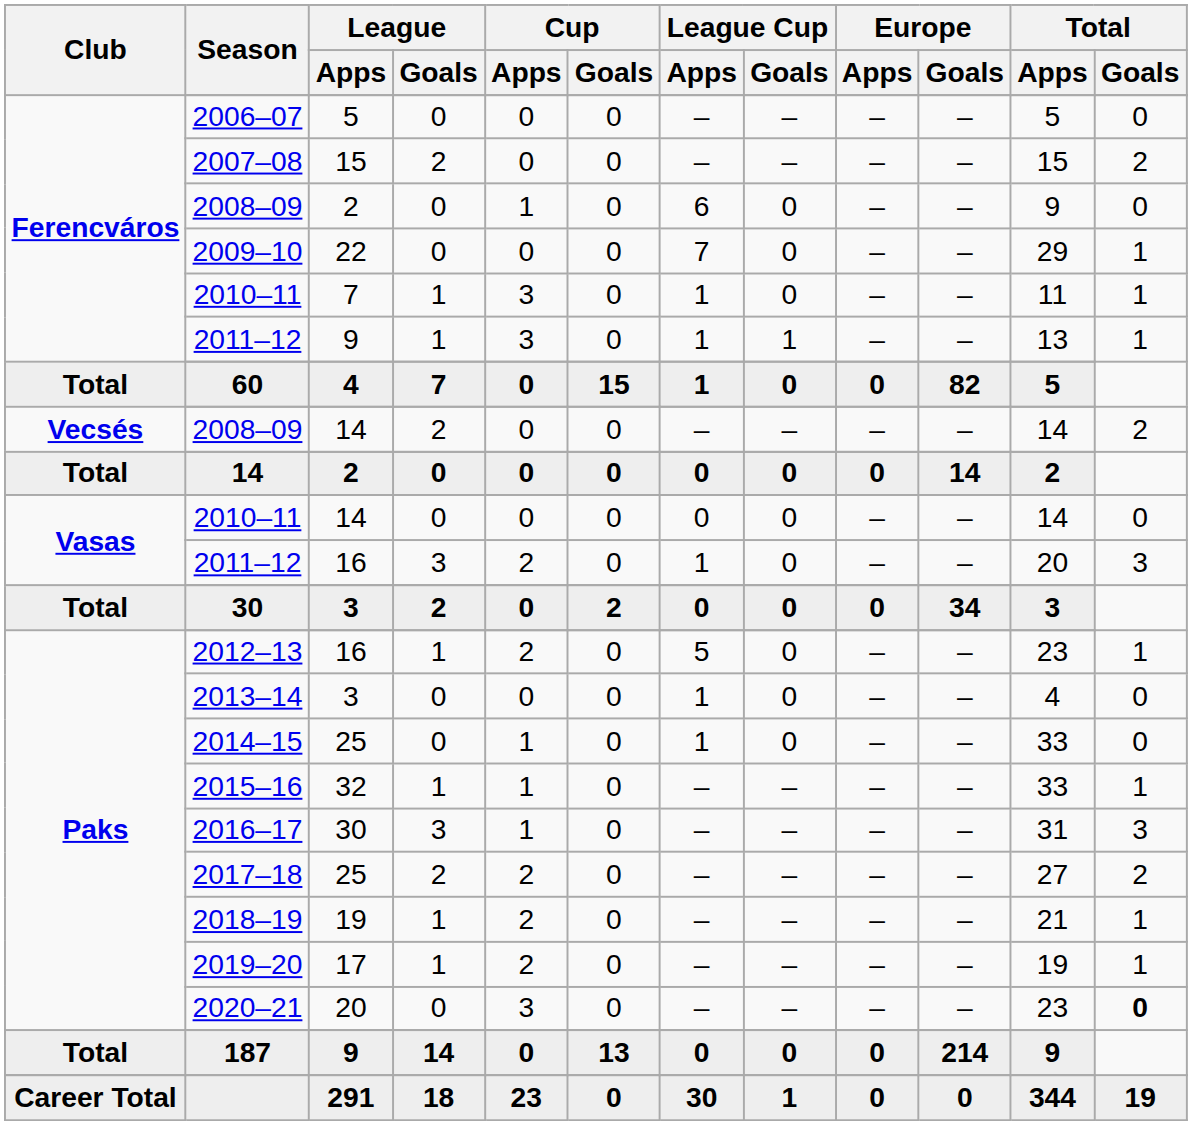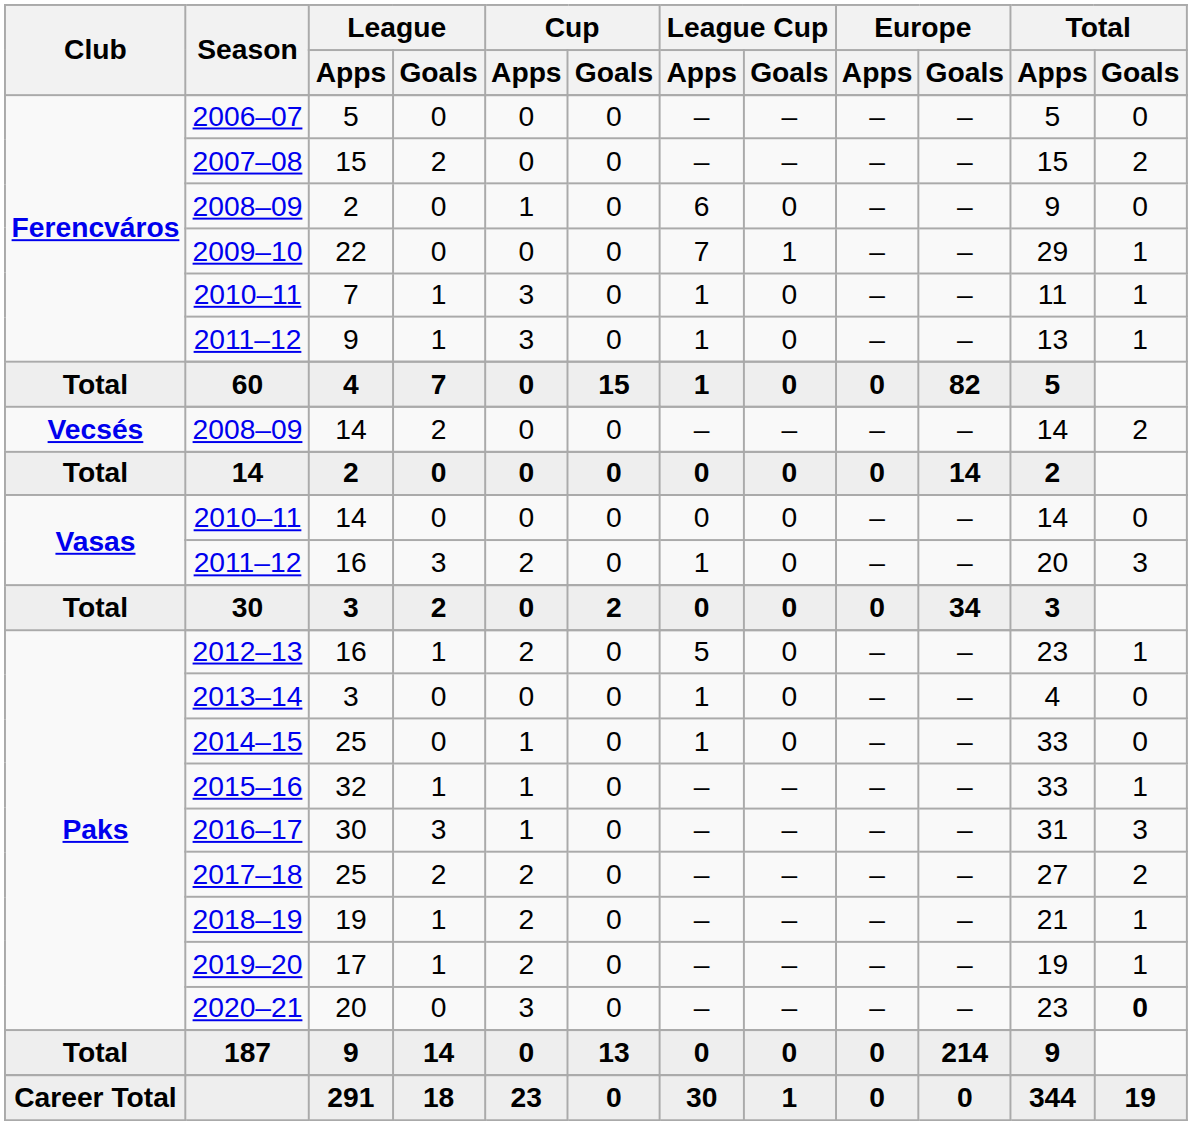(789, 251) 0 -> (789, 251) 1
(789, 340) 1 -> (789, 340) 0
